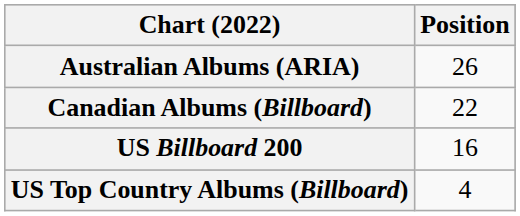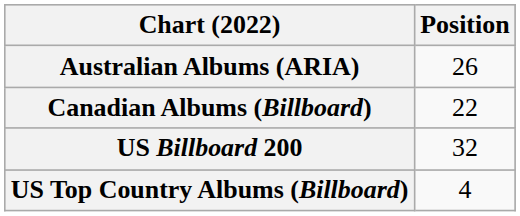(465, 148) 16 -> (465, 148) 32
